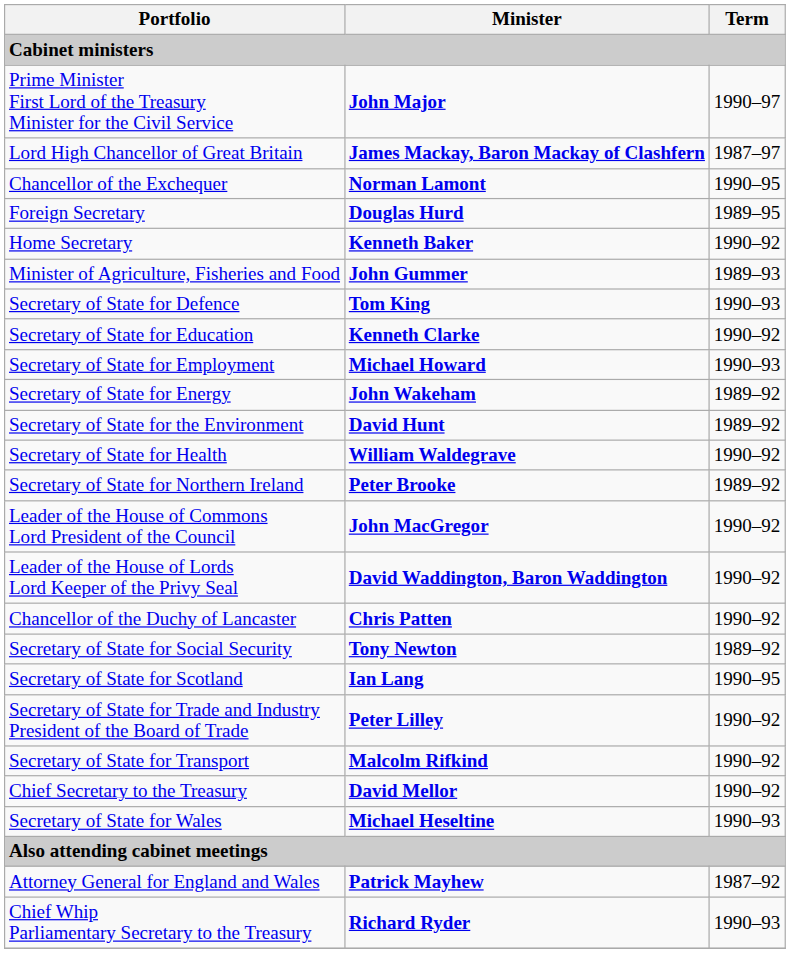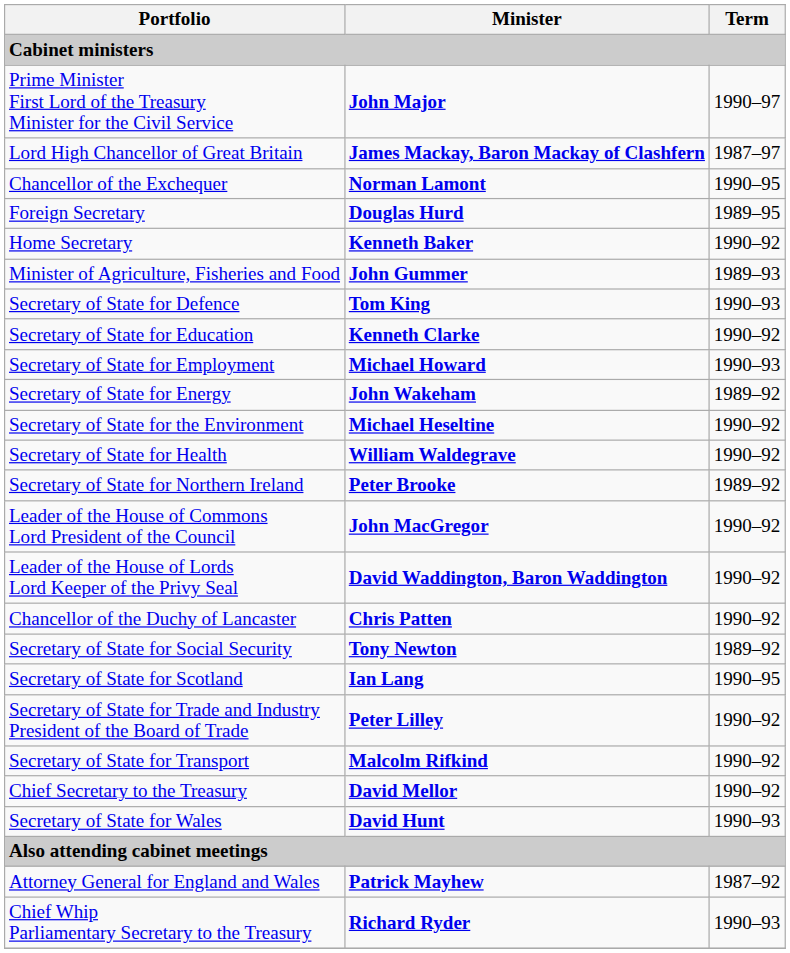(397, 424) David Hunt -> (422, 424) Michael Heseltine
(747, 424) 1989–92 -> (747, 424) 1990–92
(422, 821) Michael Heseltine -> (397, 821) David Hunt
